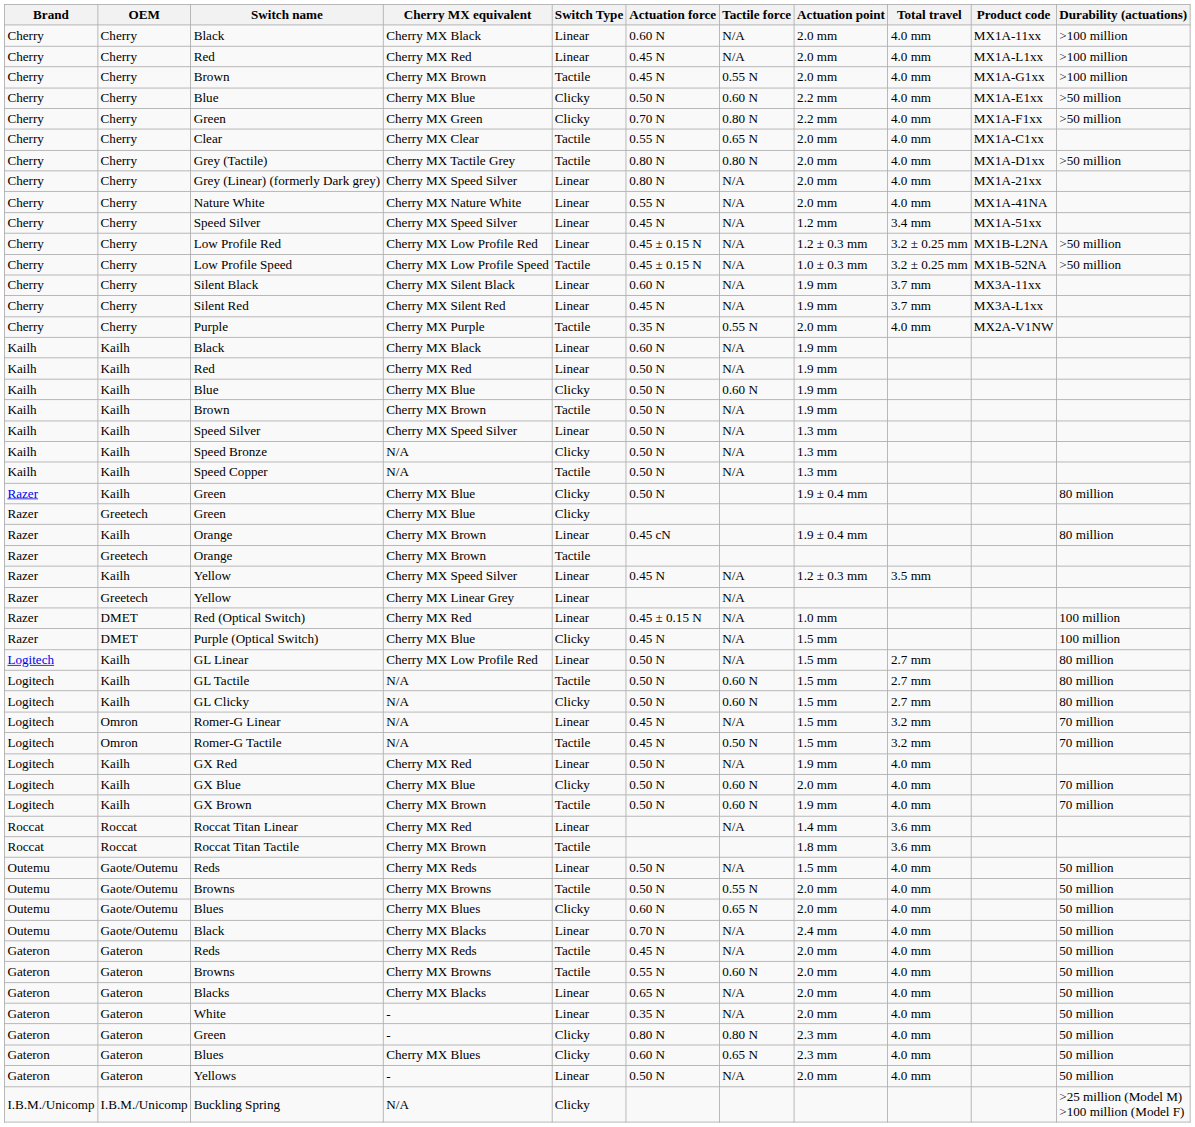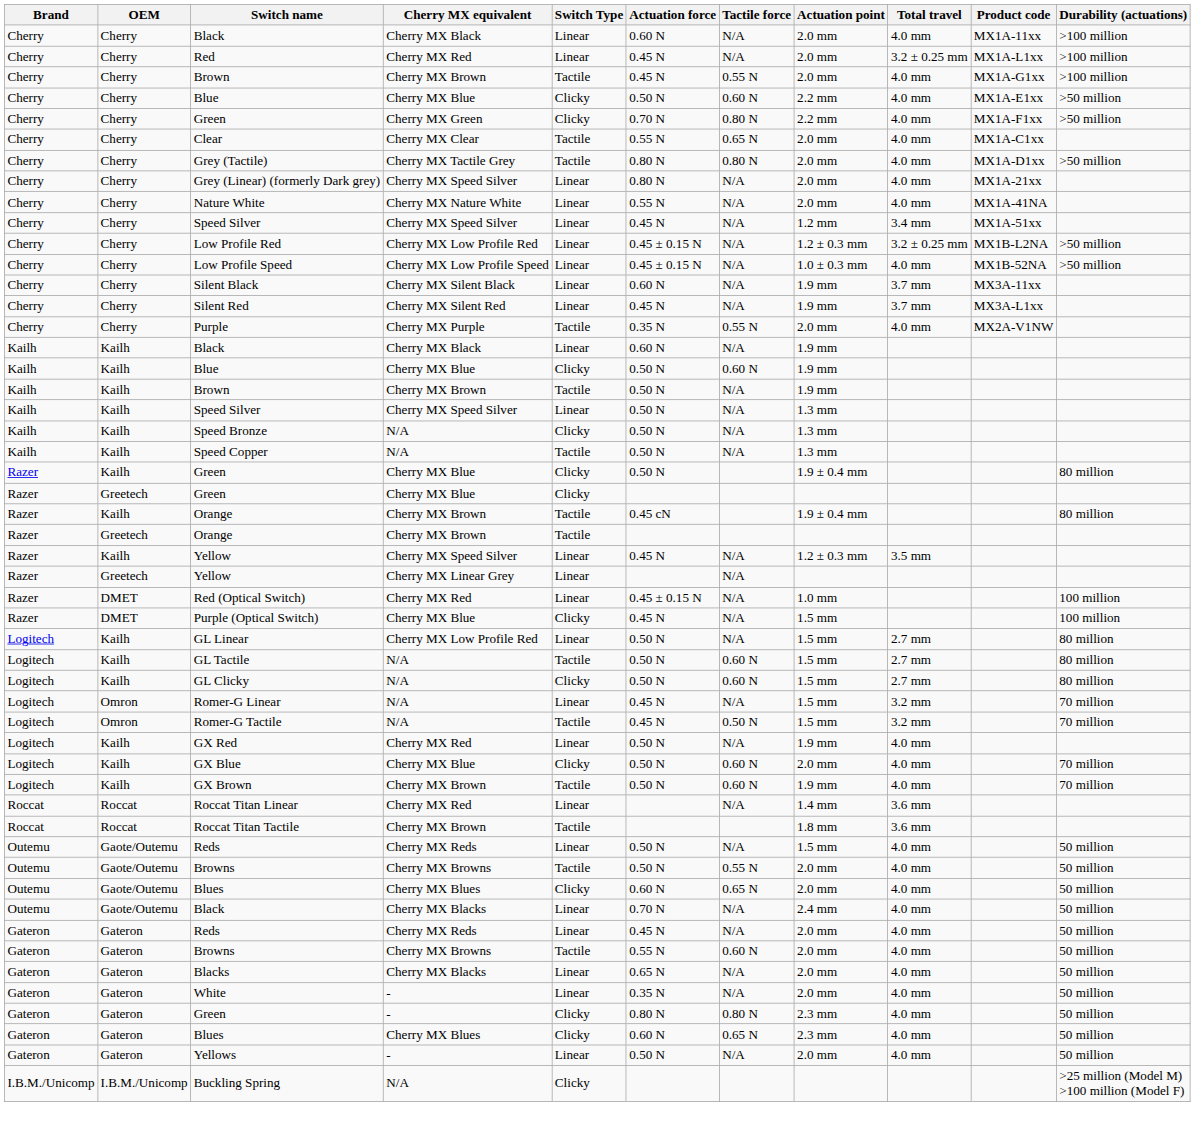(911, 56) 4.0 mm -> (929, 56) 3.2 ± 0.25 mm
(573, 264) Tactile -> (572, 264) Linear
(929, 264) 3.2 ± 0.25 mm -> (911, 264) 4.0 mm
- row: (115, 368)
(572, 535) Linear -> (573, 514) Tactile
(573, 951) Tactile -> (572, 930) Linear
